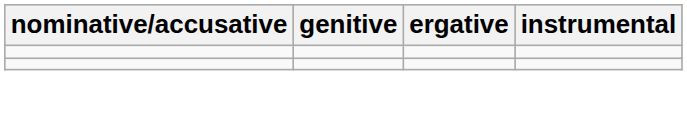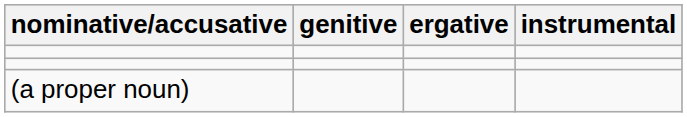+ row: (100, 90)
